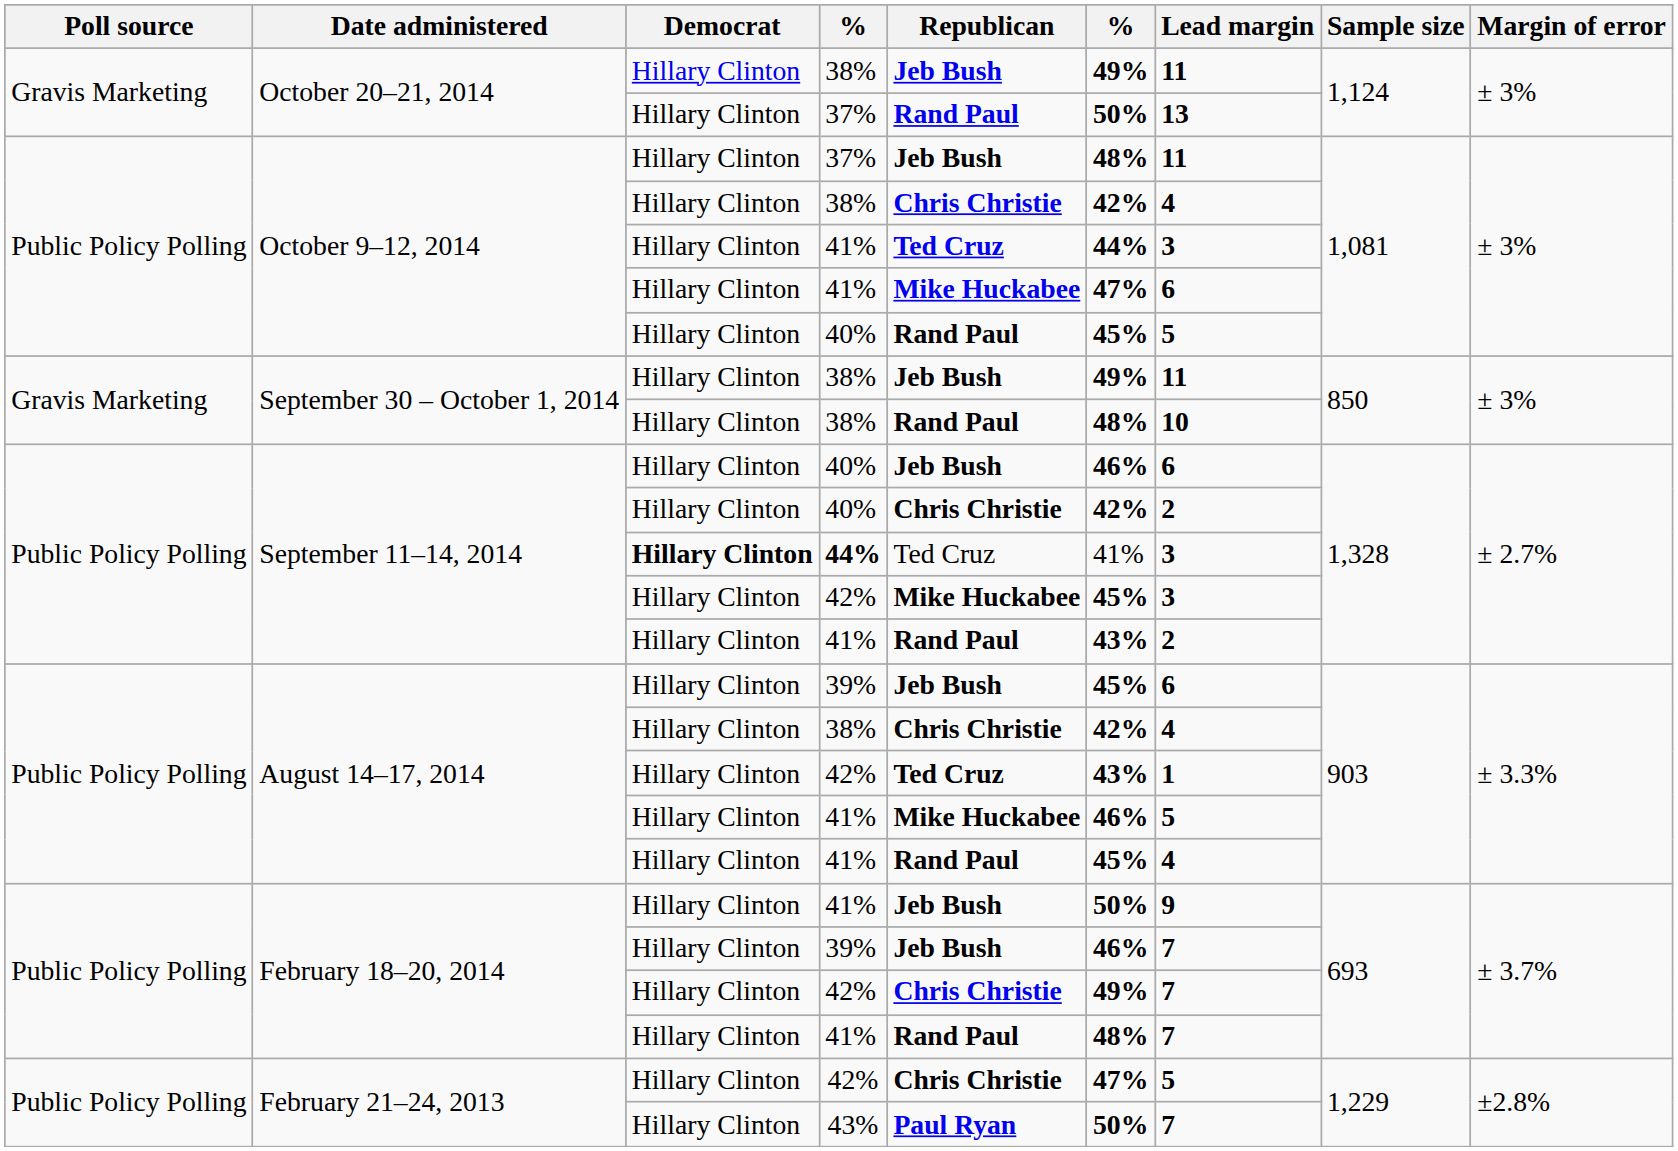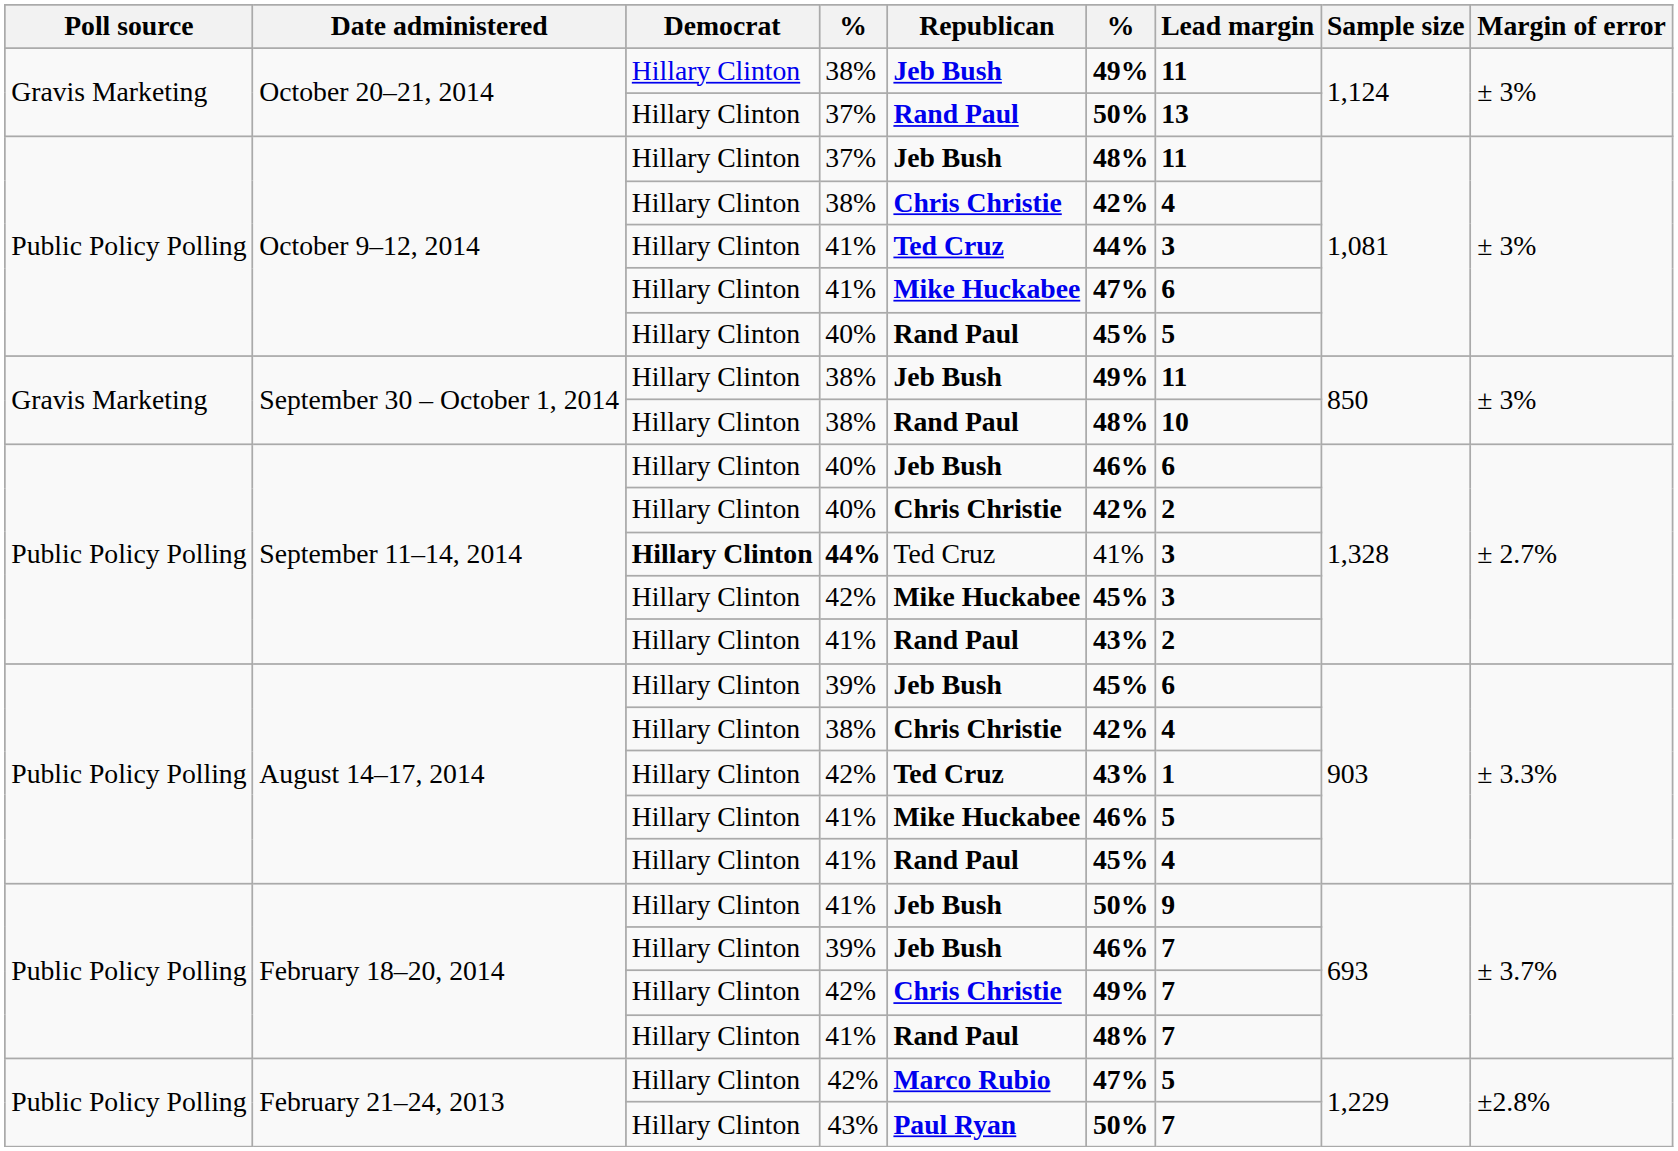(978, 1080) Chris Christie -> (972, 1080) Marco Rubio
